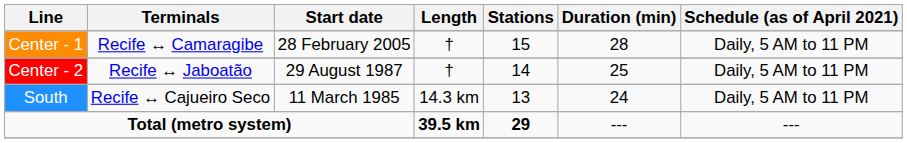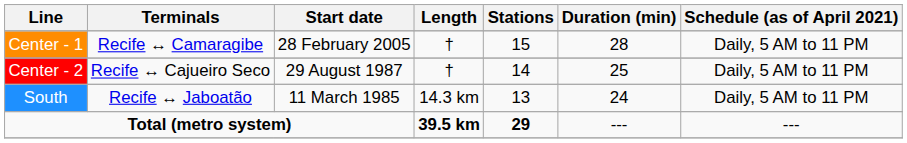(180, 71) Recife ↔ Jaboatão -> (180, 71) Recife ↔ Cajueiro Seco
(180, 97) Recife ↔ Cajueiro Seco -> (180, 97) Recife ↔ Jaboatão
